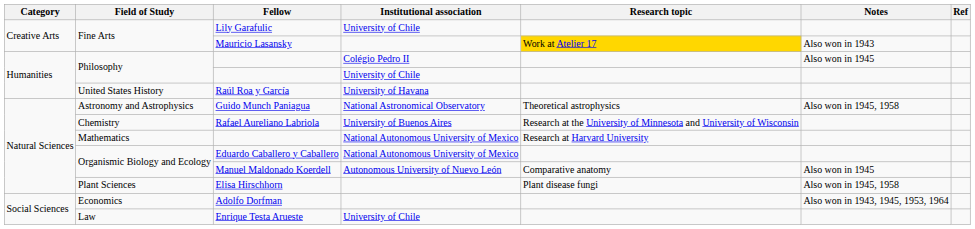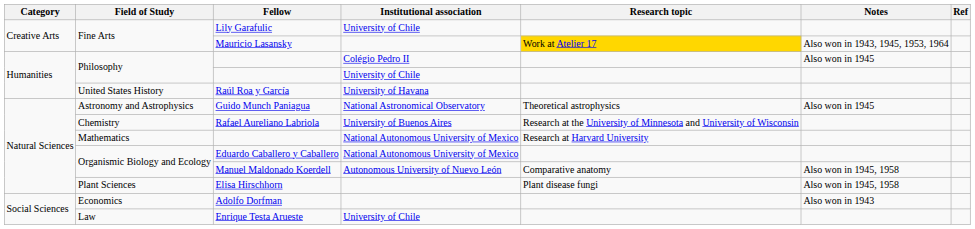(839, 43) Also won in 1943 -> (876, 43) Also won in 1943, 1945, 1953, 1964
(851, 106) Also won in 1945, 1958 -> (839, 106) Also won in 1945
(839, 169) Also won in 1945 -> (851, 169) Also won in 1945, 1958
(876, 201) Also won in 1943, 1945, 1953, 1964 -> (839, 201) Also won in 1943
